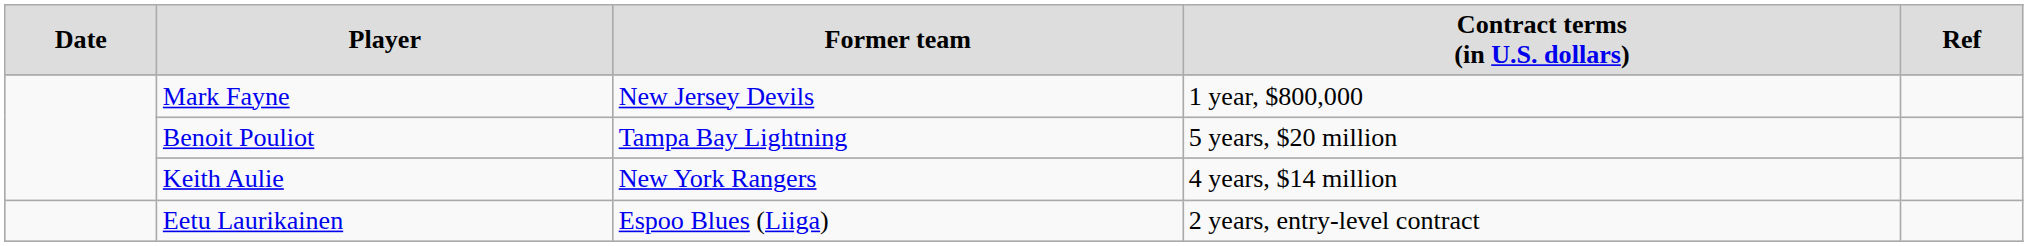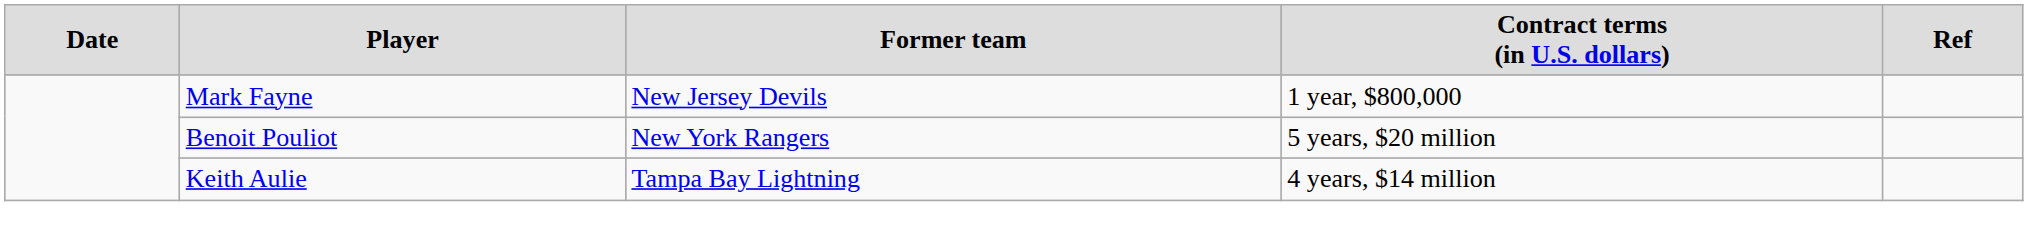(733, 137) Tampa Bay Lightning -> (730, 137) New York Rangers
(718, 178) New York Rangers -> (746, 178) Tampa Bay Lightning
- row: (253, 219)
